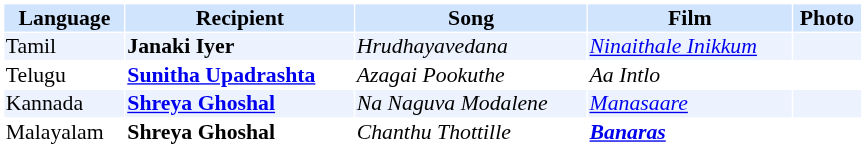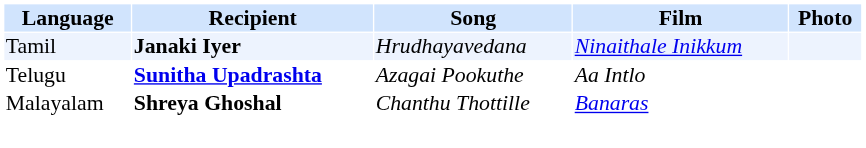- row: (44, 103)
(628, 132) bold -> (612, 103) normal
